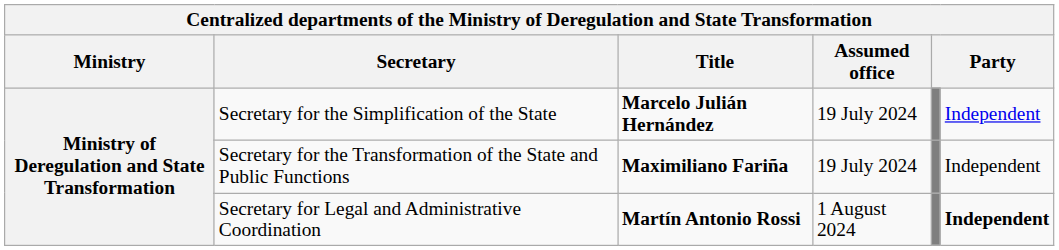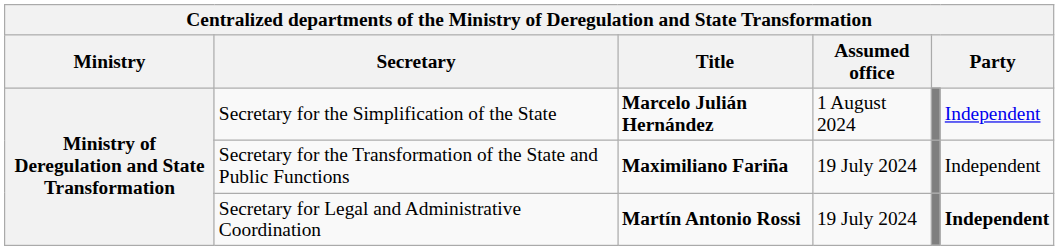(867, 113) 19 July 2024 -> (852, 113) 1 August 2024
(852, 218) 1 August 2024 -> (867, 218) 19 July 2024
